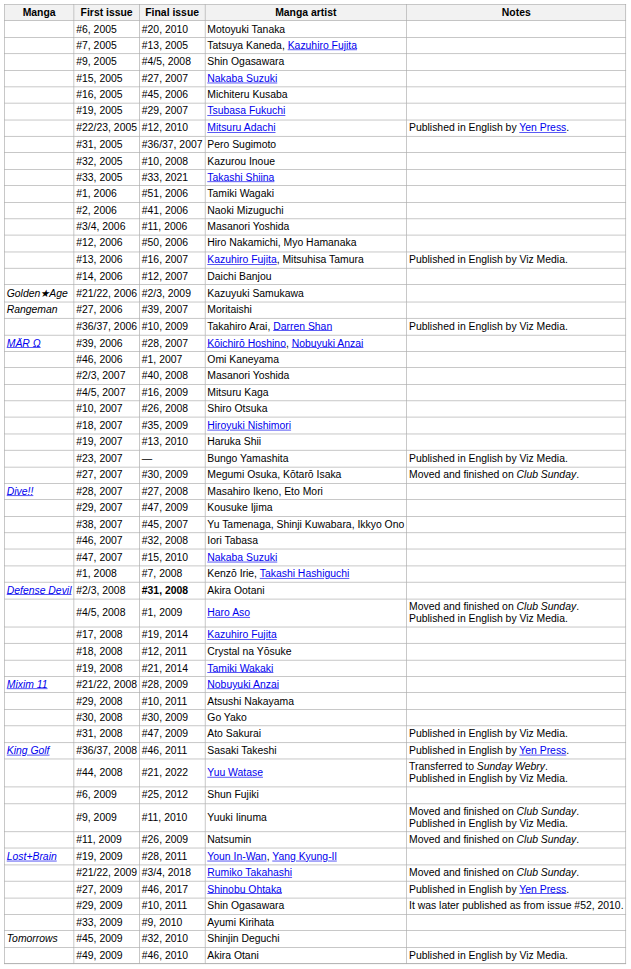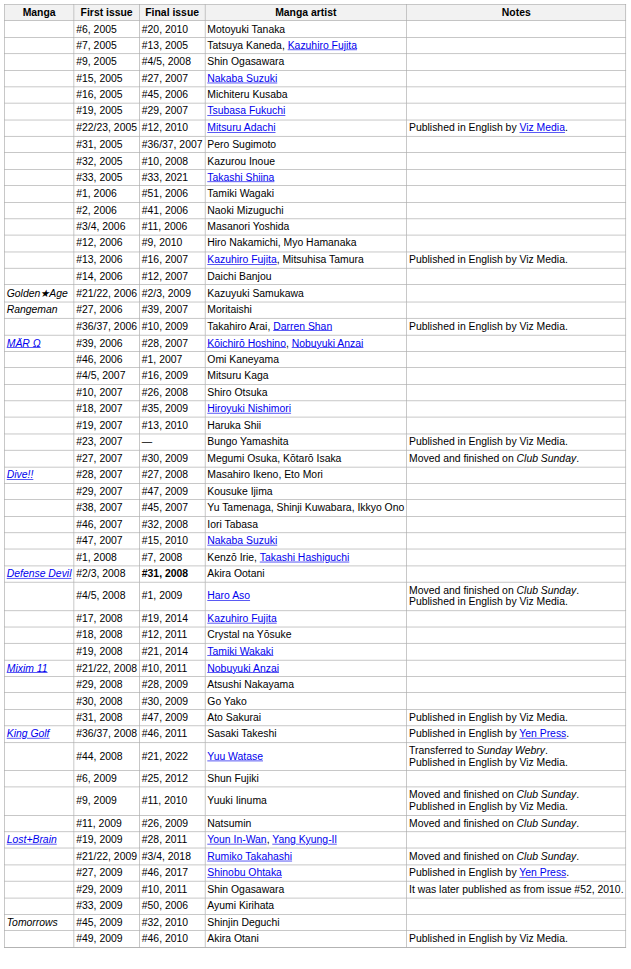(489, 128) Published in English by Yen Press. -> (488, 128) Published in English by Viz Media.
(165, 243) #50, 2006 -> (162, 243) #9, 2010
- row: (101, 376)
(165, 684) #28, 2009 -> (165, 668) #10, 2011
(165, 701) #10, 2011 -> (165, 684) #28, 2009
(162, 922) #9, 2010 -> (165, 906) #50, 2006
